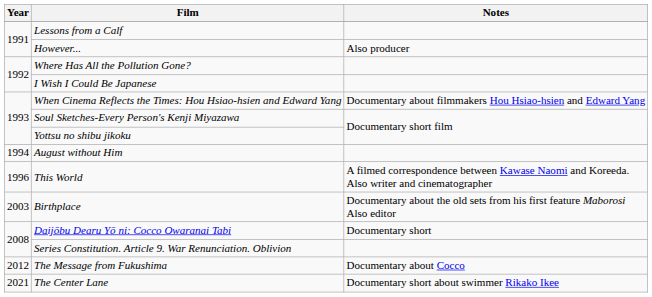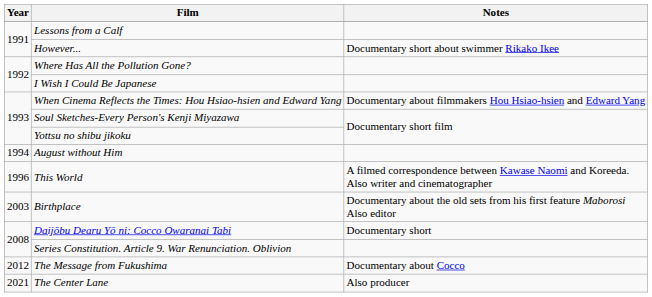(378, 48) Also producer -> (453, 48) Documentary short about swimmer Rikako Ikee
(453, 283) Documentary short about swimmer Rikako Ikee -> (378, 283) Also producer
